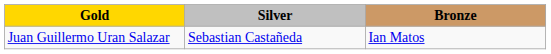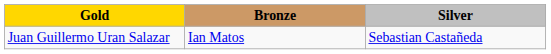columns swapped: (275, 15) <-> (455, 15)
